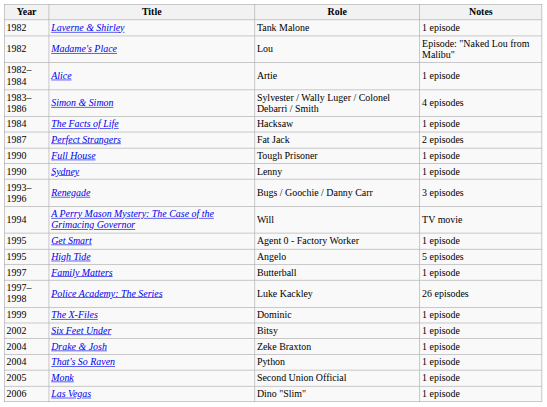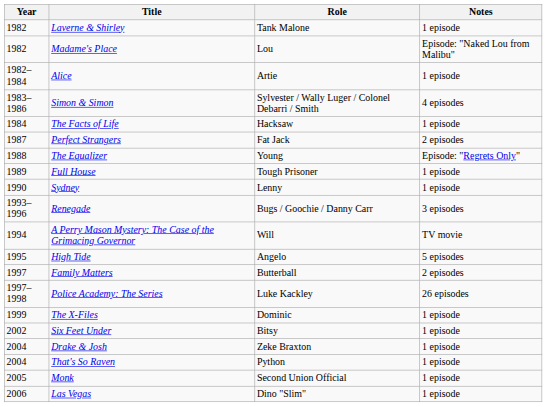+ row: (79, 155)
(17, 155) 1990 -> (17, 171) 1989
- row: (71, 241)
(441, 272) 1 episode -> (443, 272) 2 episodes
